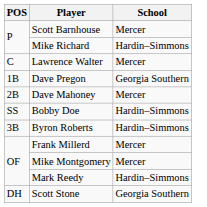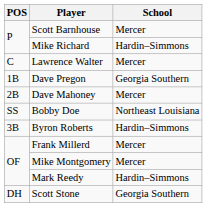(152, 111) Hardin–Simmons -> (157, 111) Northeast Louisiana
